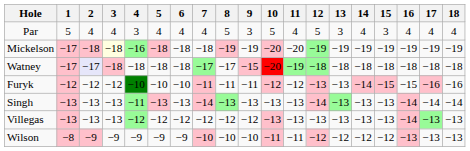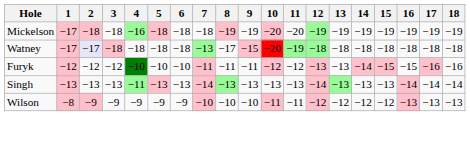- row: (31, 31)
(114, 48) lightyellow background -> (114, 31) no background
(204, 66) −17 -> (204, 48) −13
- row: (25, 119)
